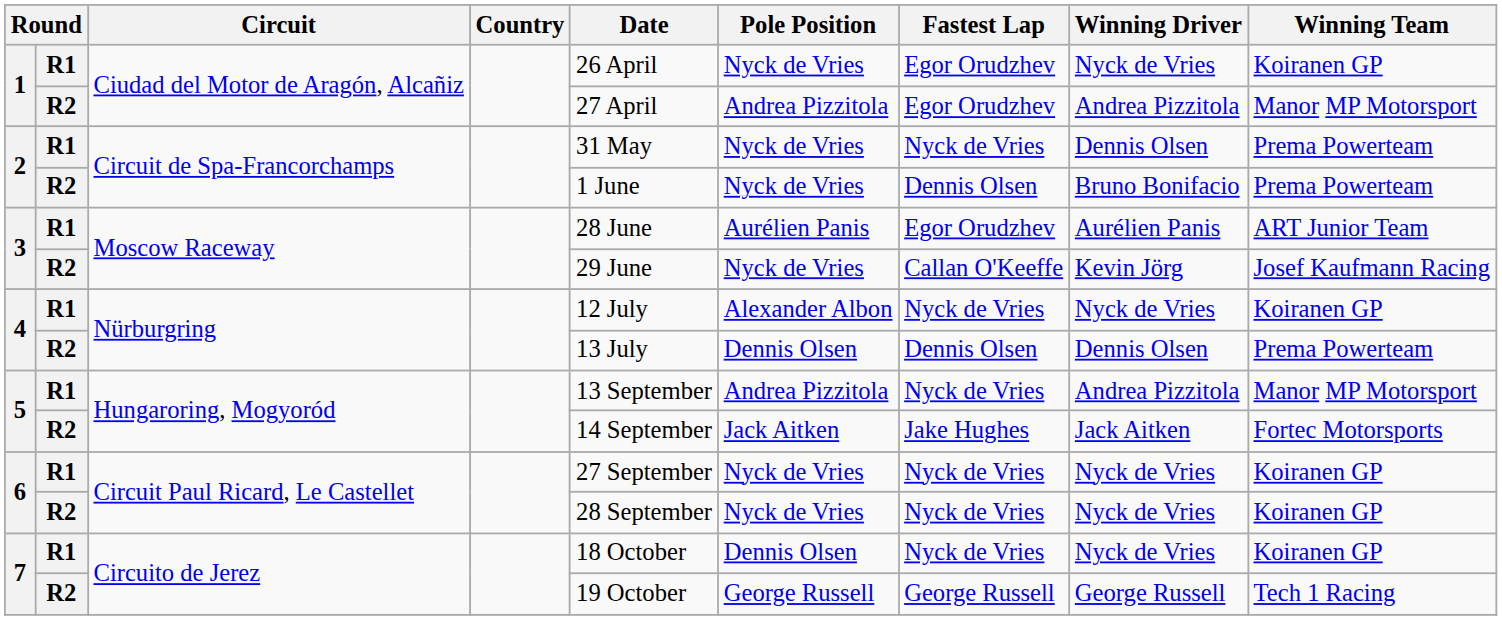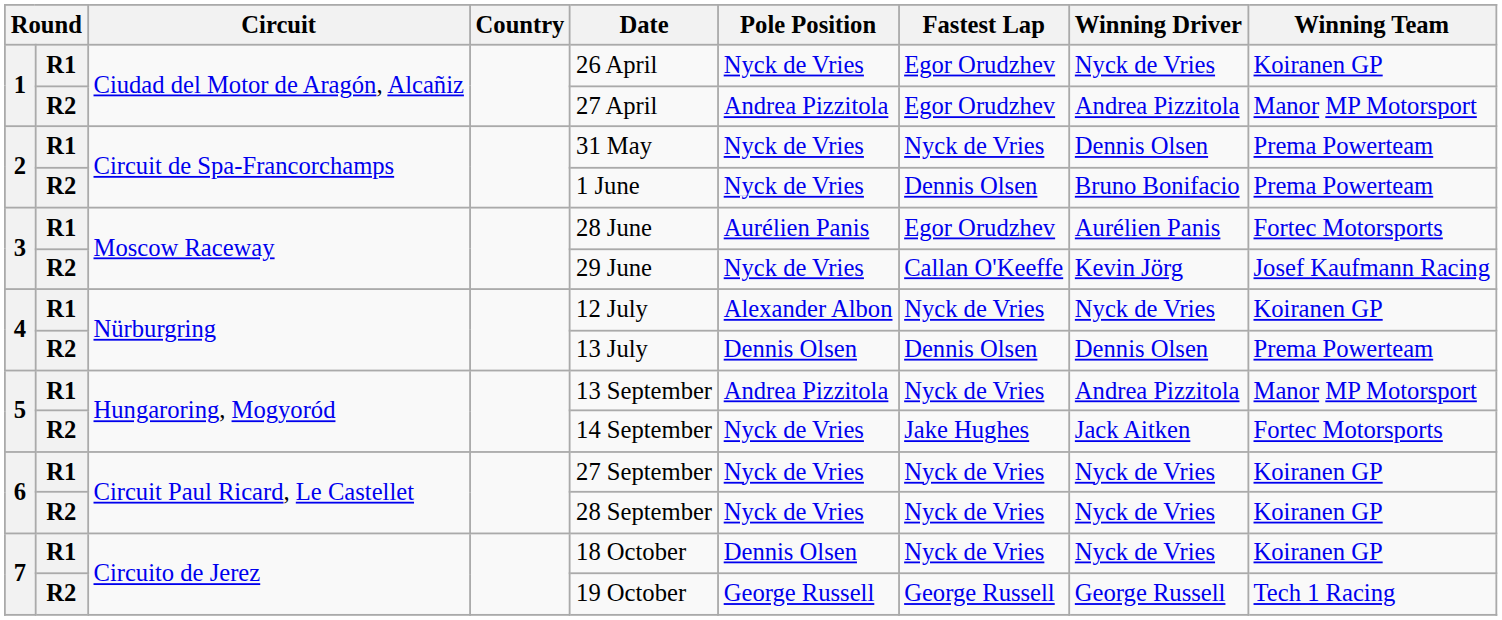(1341, 227) ART Junior Team -> (1348, 227) Fortec Motorsports
(781, 430) Jack Aitken -> (794, 430) Nyck de Vries
